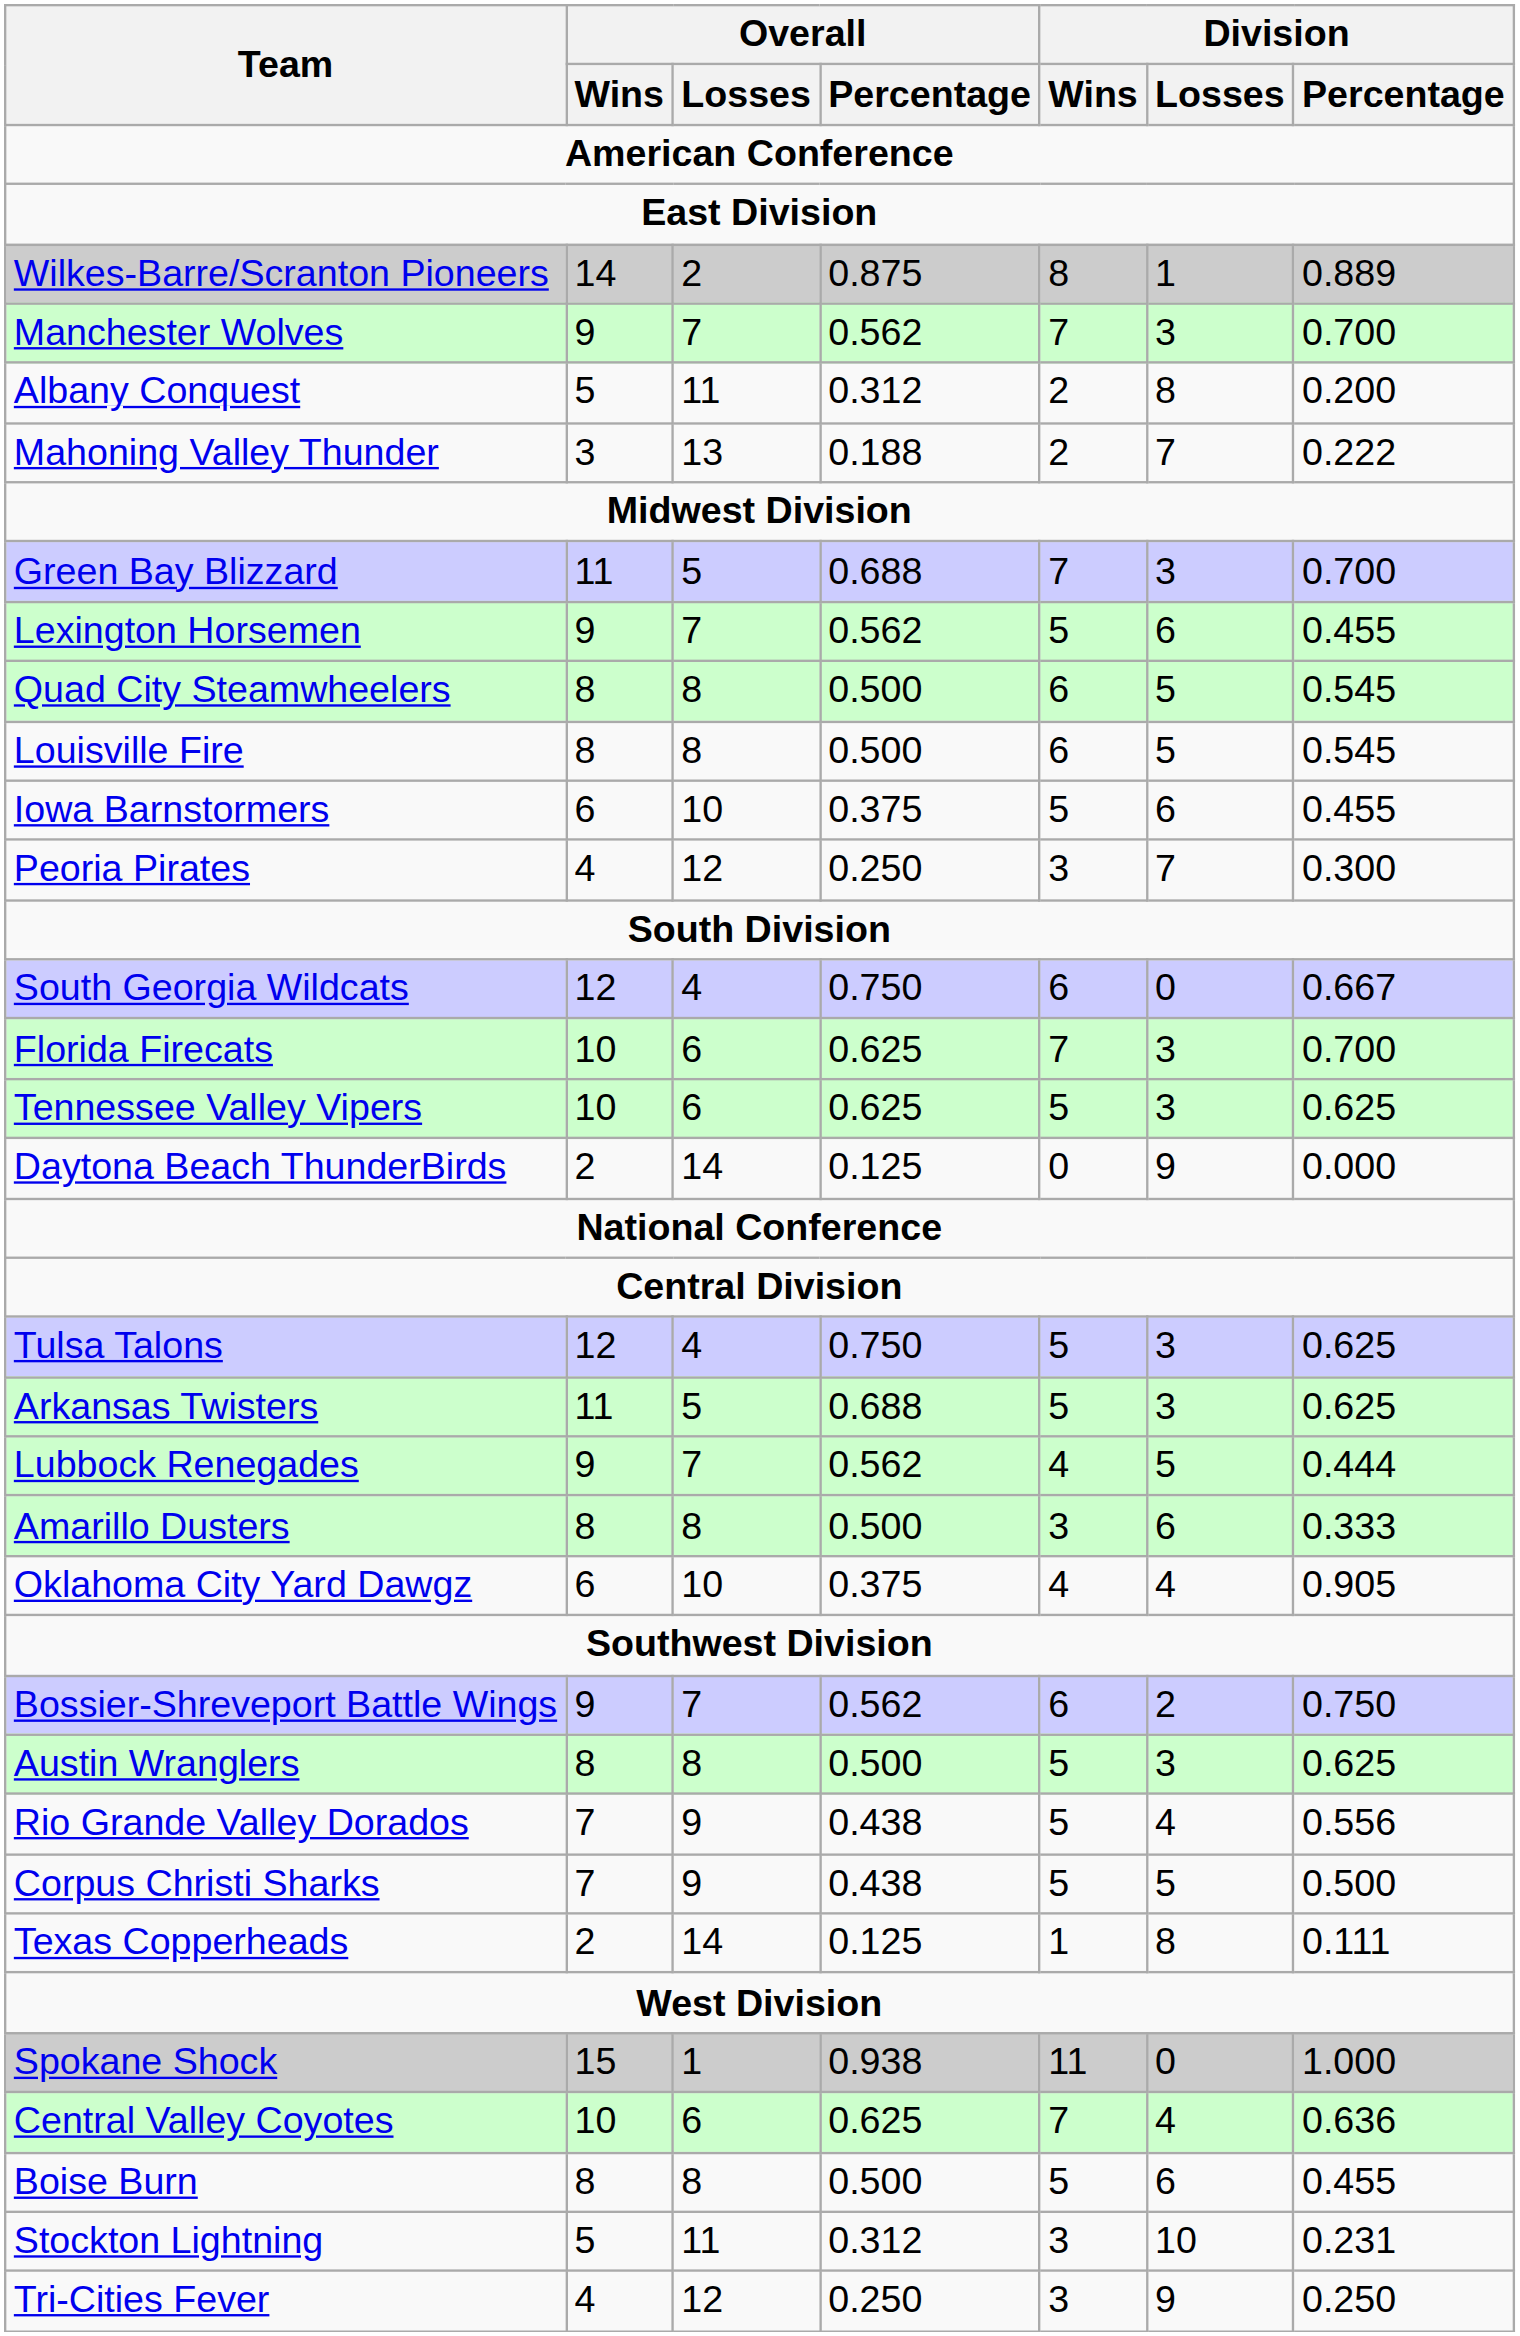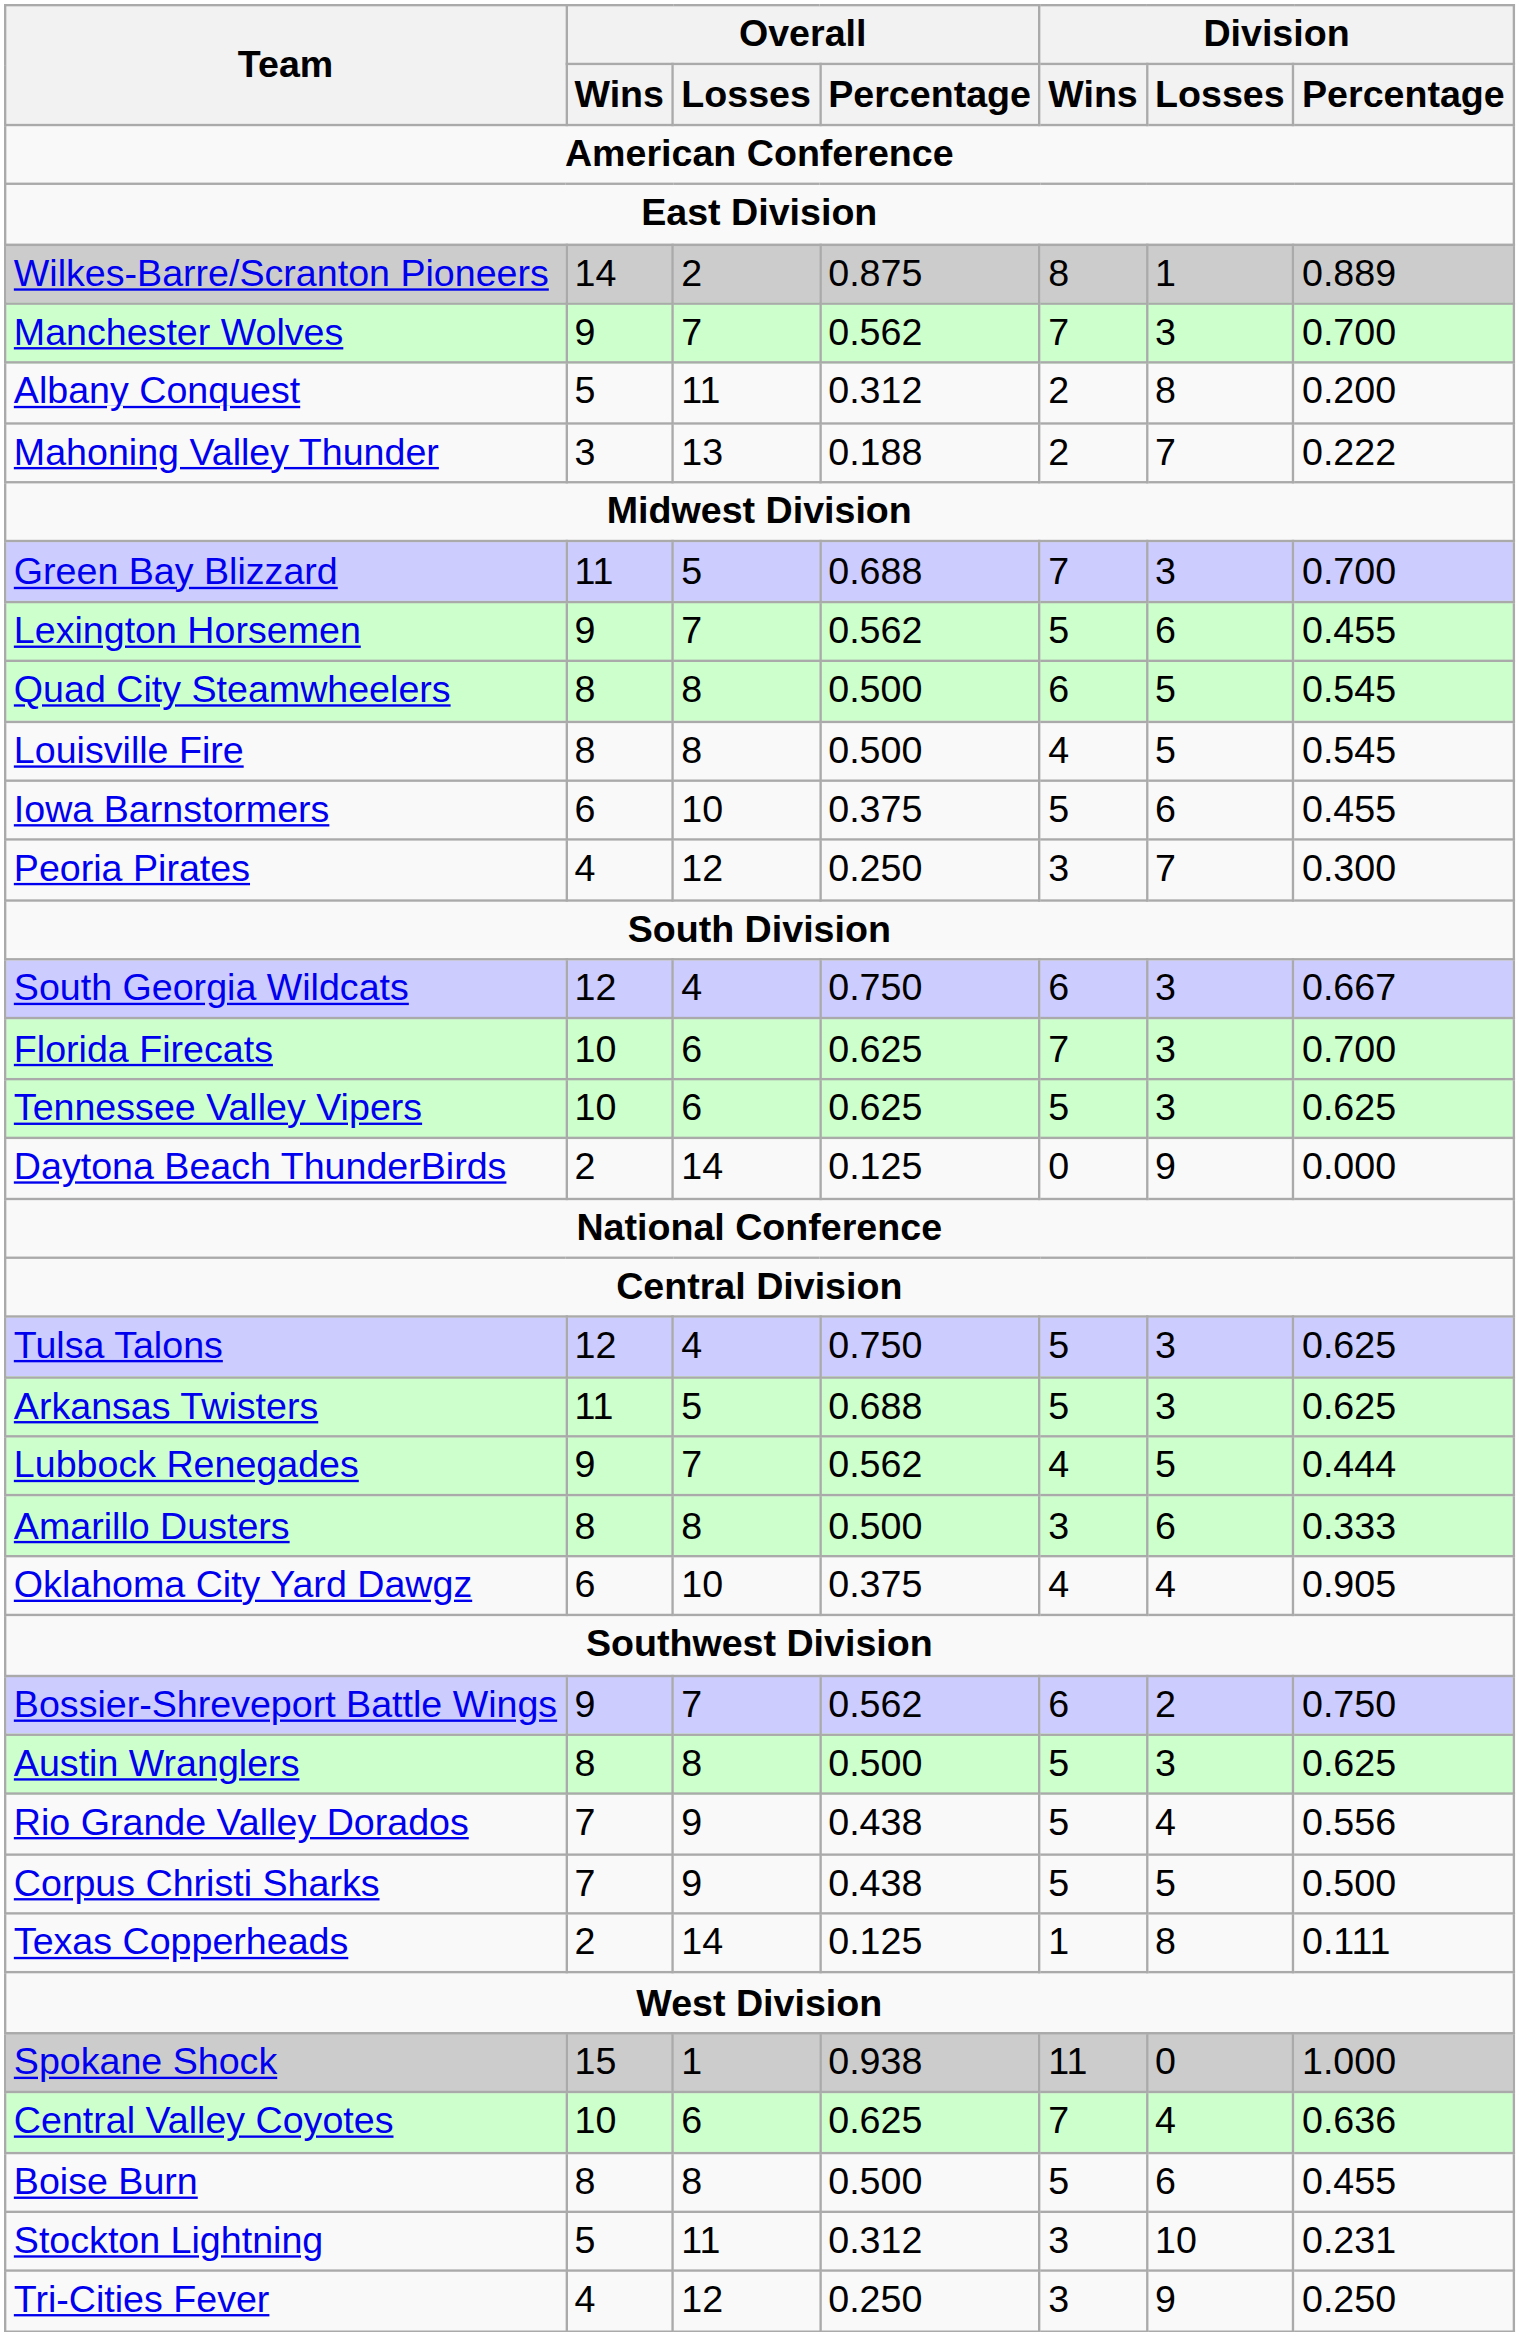(1059, 749) 6 -> (1059, 749) 4
(1166, 988) 0 -> (1166, 988) 3
